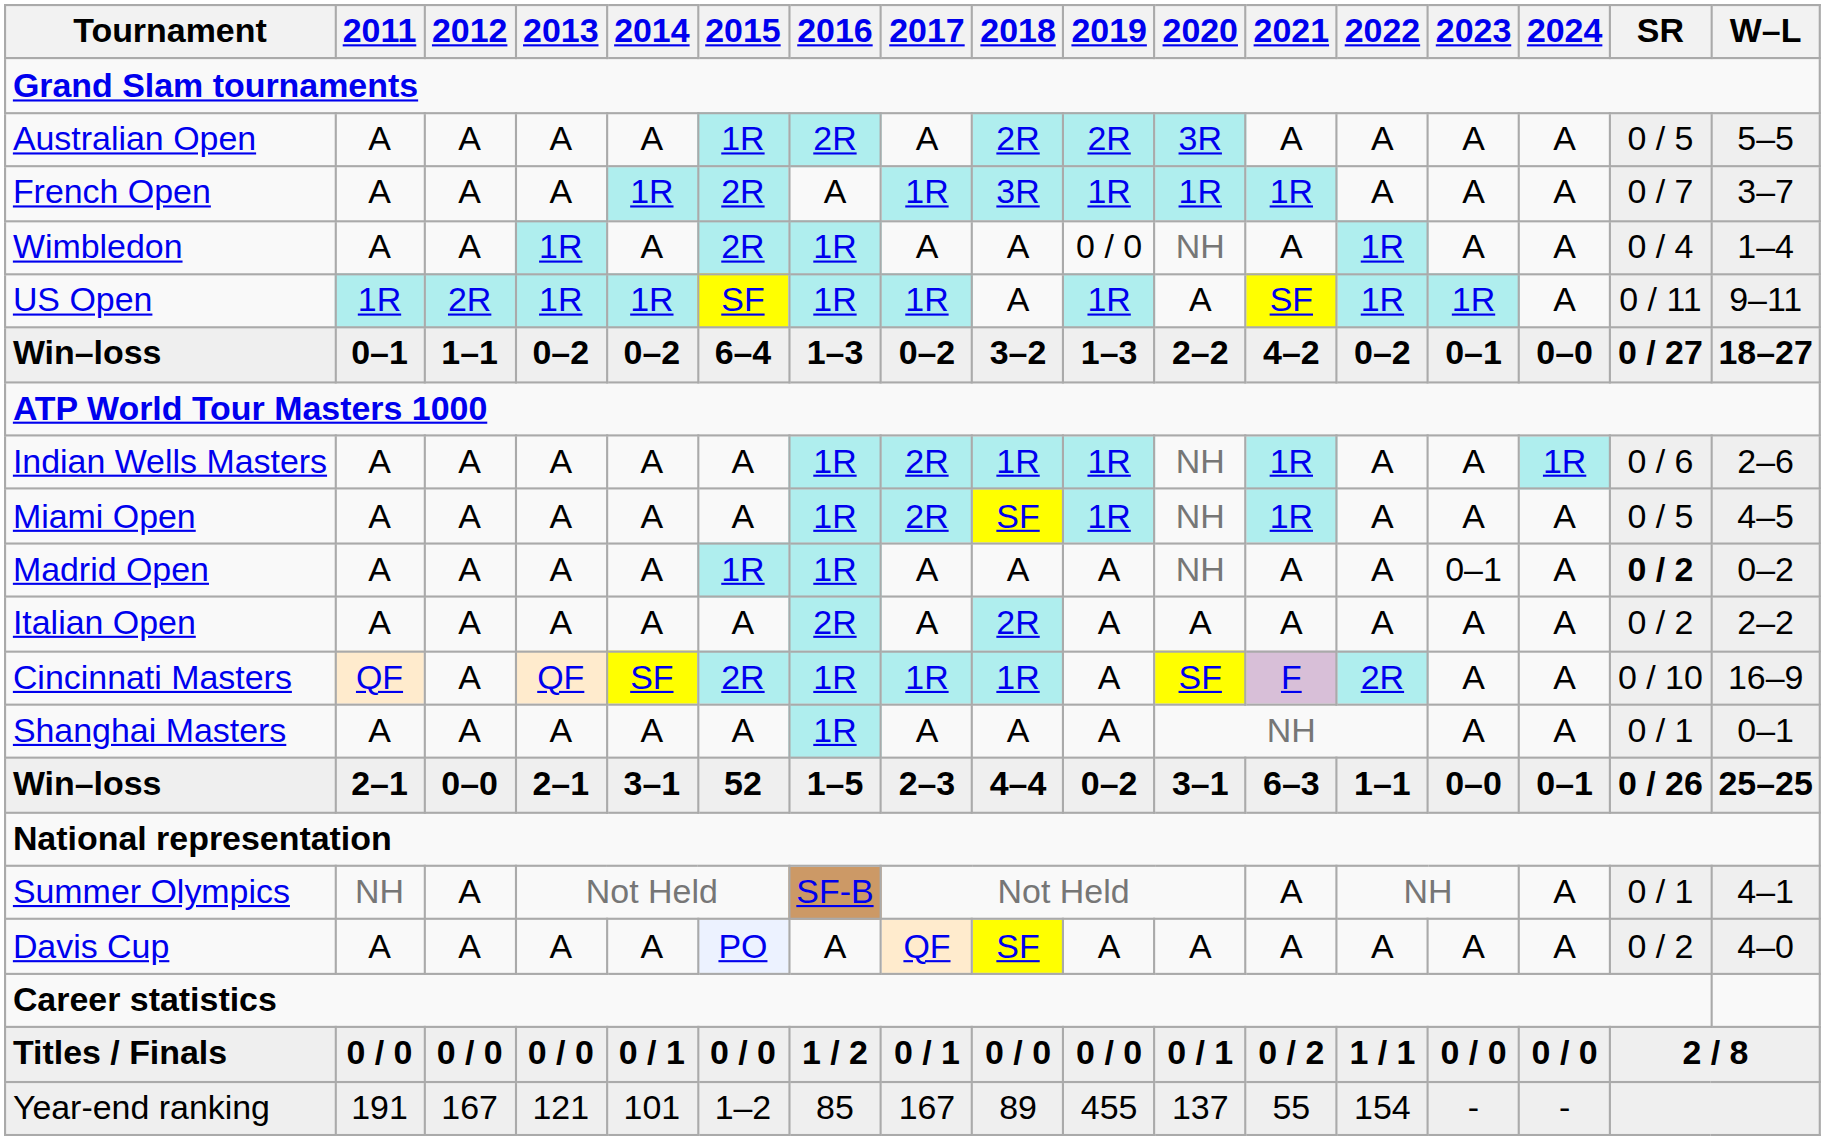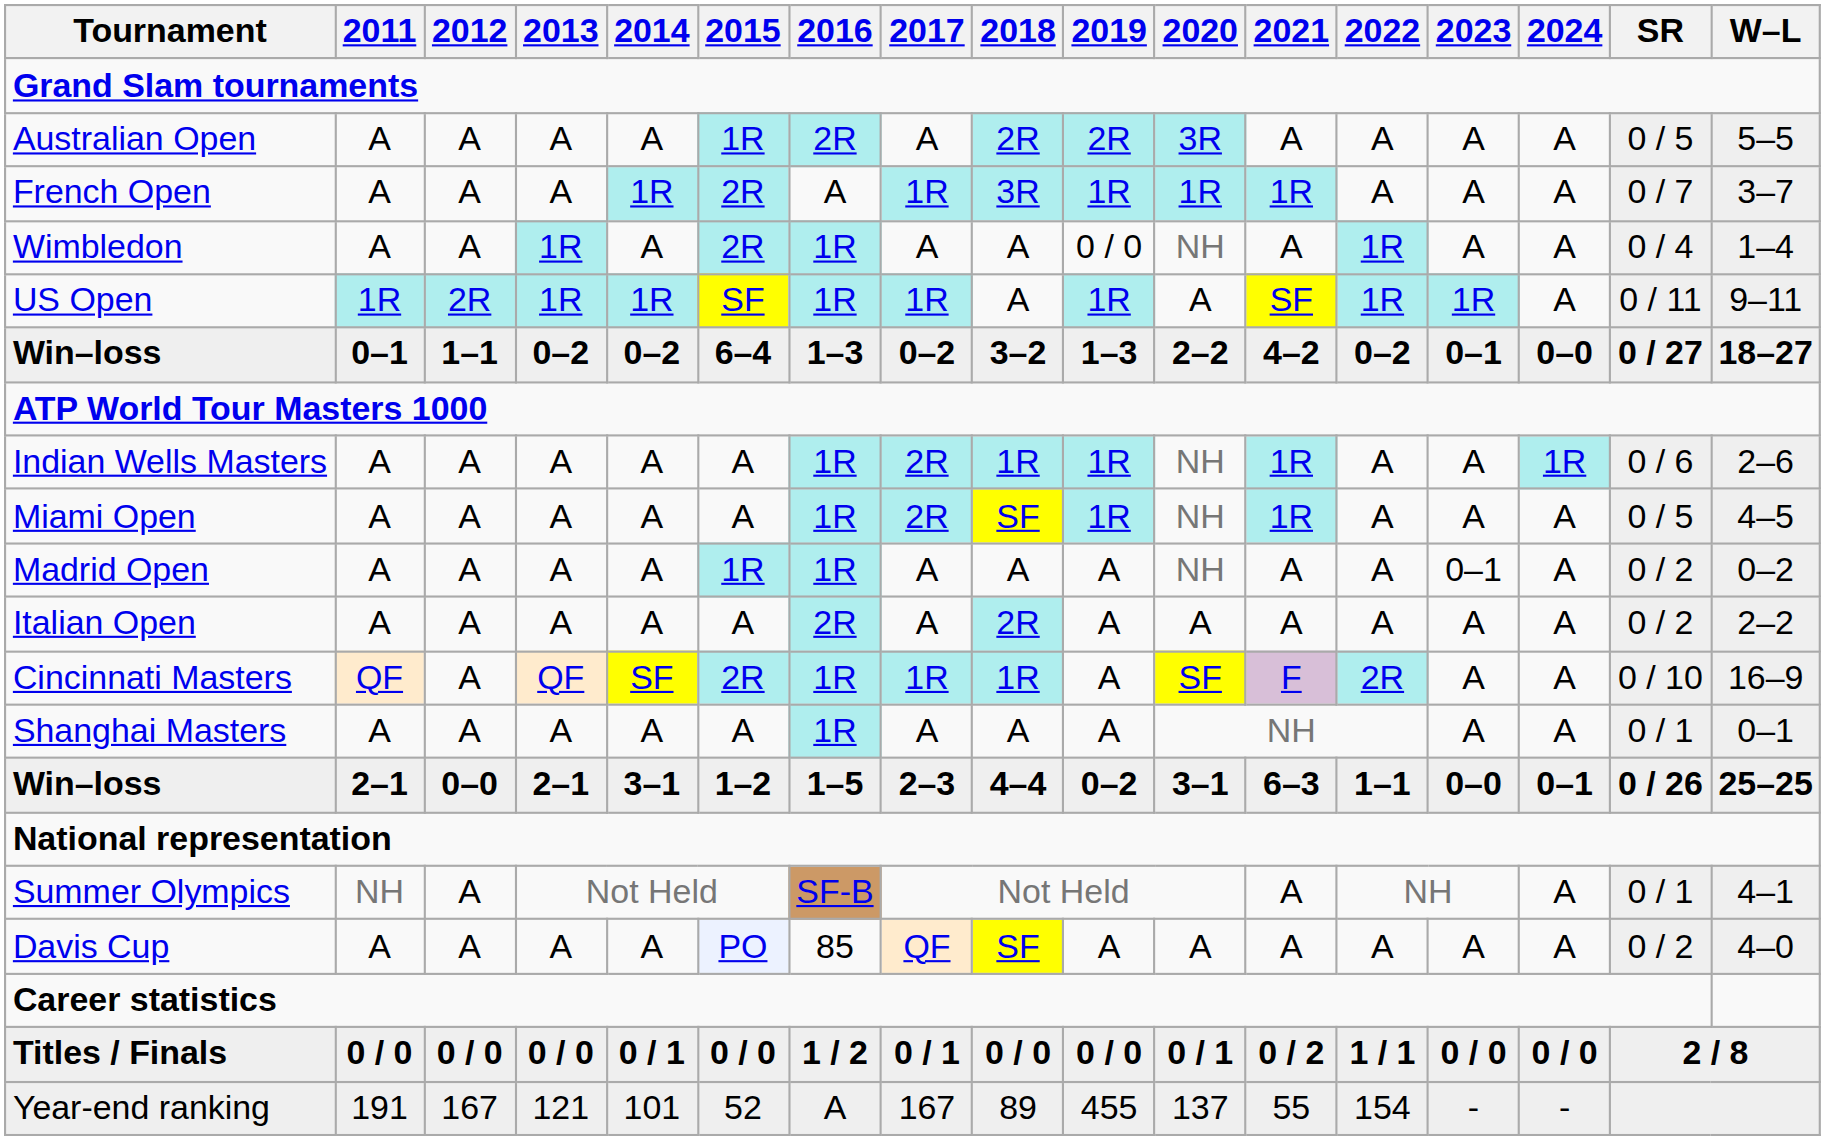(1660, 569) bold -> (1660, 569) normal
(743, 784) 52 -> (743, 784) 1–2
(835, 945) A -> (835, 945) 85
(743, 1107) 1–2 -> (743, 1107) 52
(835, 1107) 85 -> (835, 1107) A
